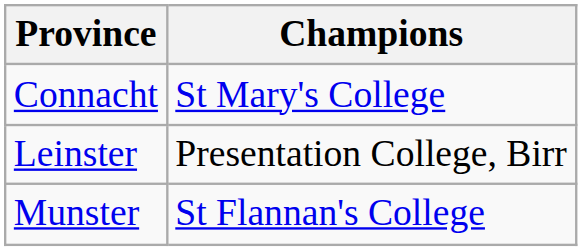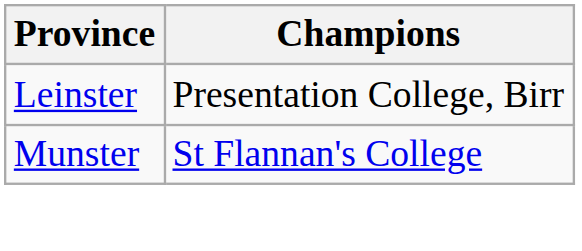- row: (86, 93)
